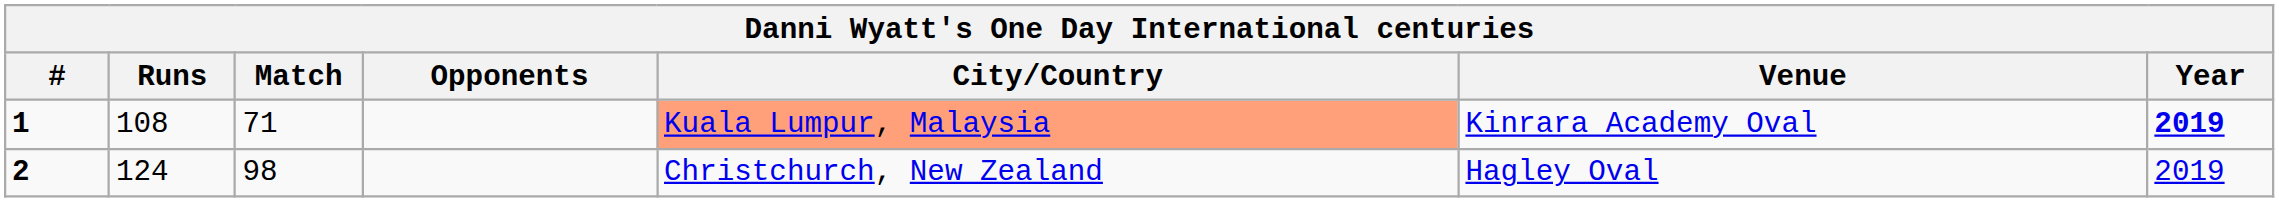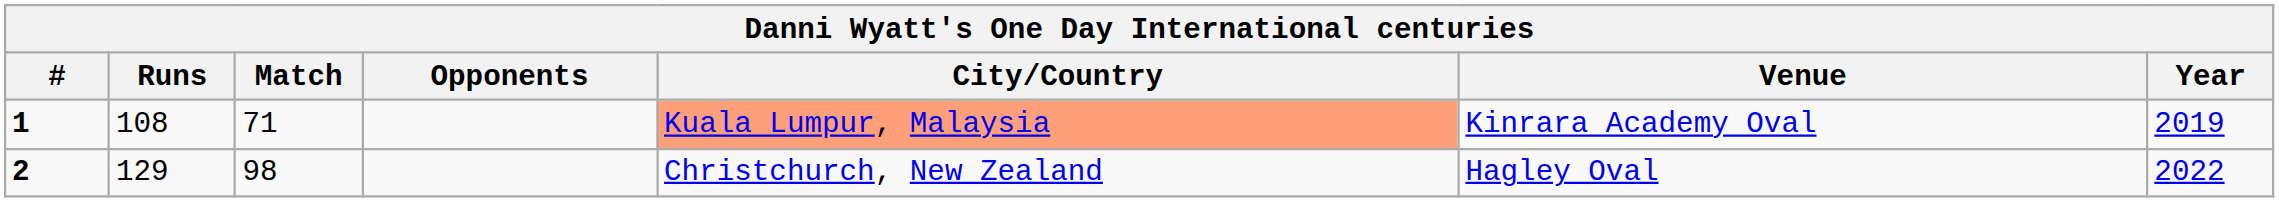(2189, 124) bold -> (2189, 124) normal
(142, 172) 124 -> (142, 172) 129
(2189, 172) 2019 -> (2189, 172) 2022
